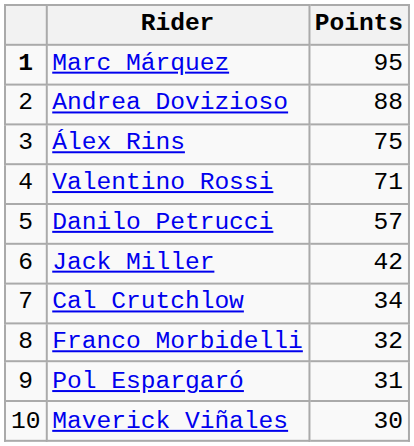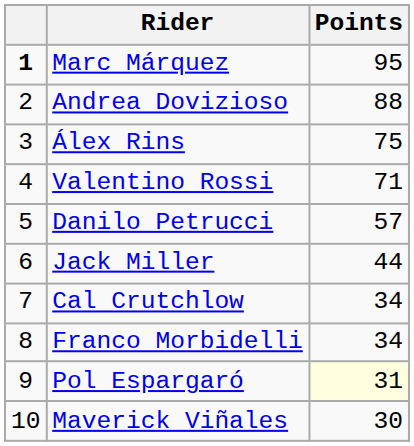(388, 263) 42 -> (388, 263) 44
(388, 343) 32 -> (388, 343) 34
(388, 382) no background -> (388, 382) lightyellow background
